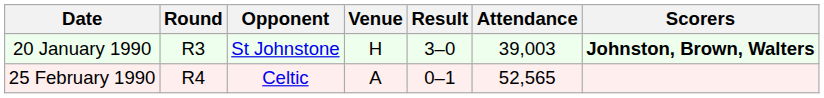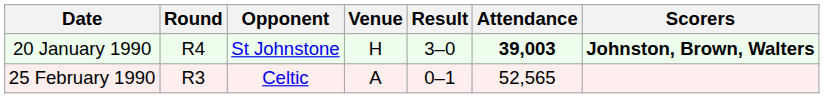(193, 48) R3 -> (193, 48) R4
(527, 48) normal -> (527, 48) bold
(193, 78) R4 -> (193, 78) R3
